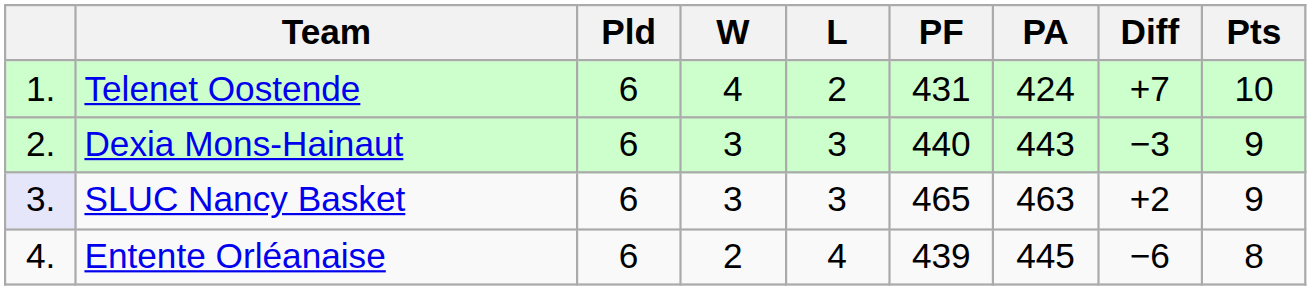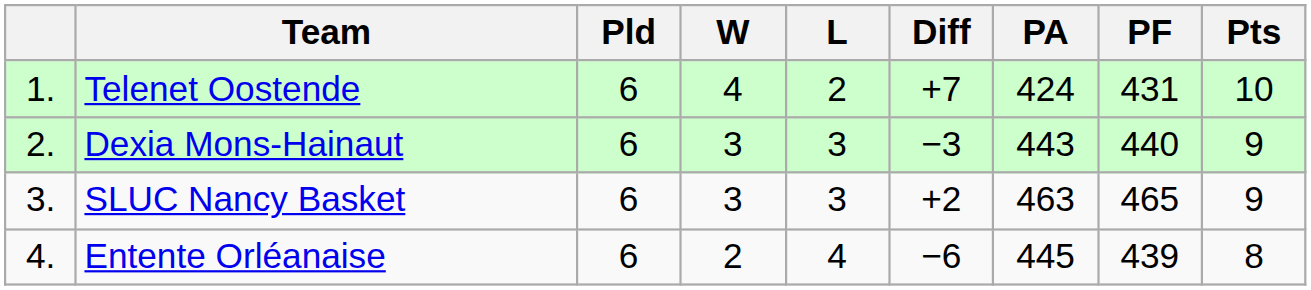columns swapped: (941, 32) <-> (1150, 32)
(41, 199) lavender background -> (41, 199) no background
